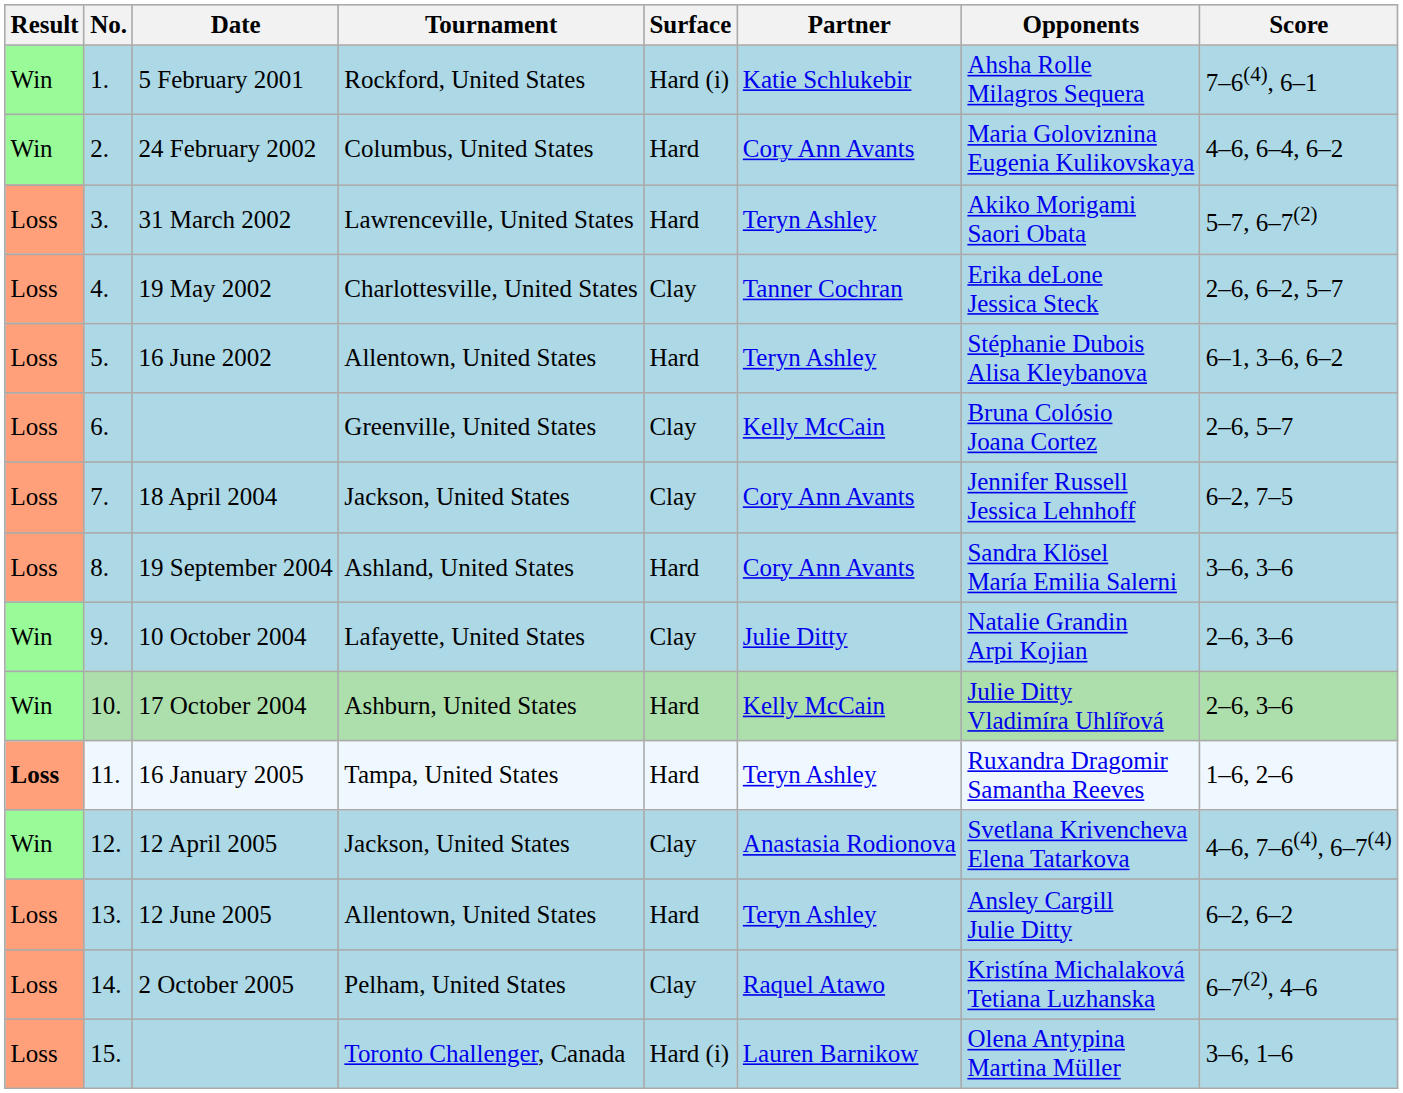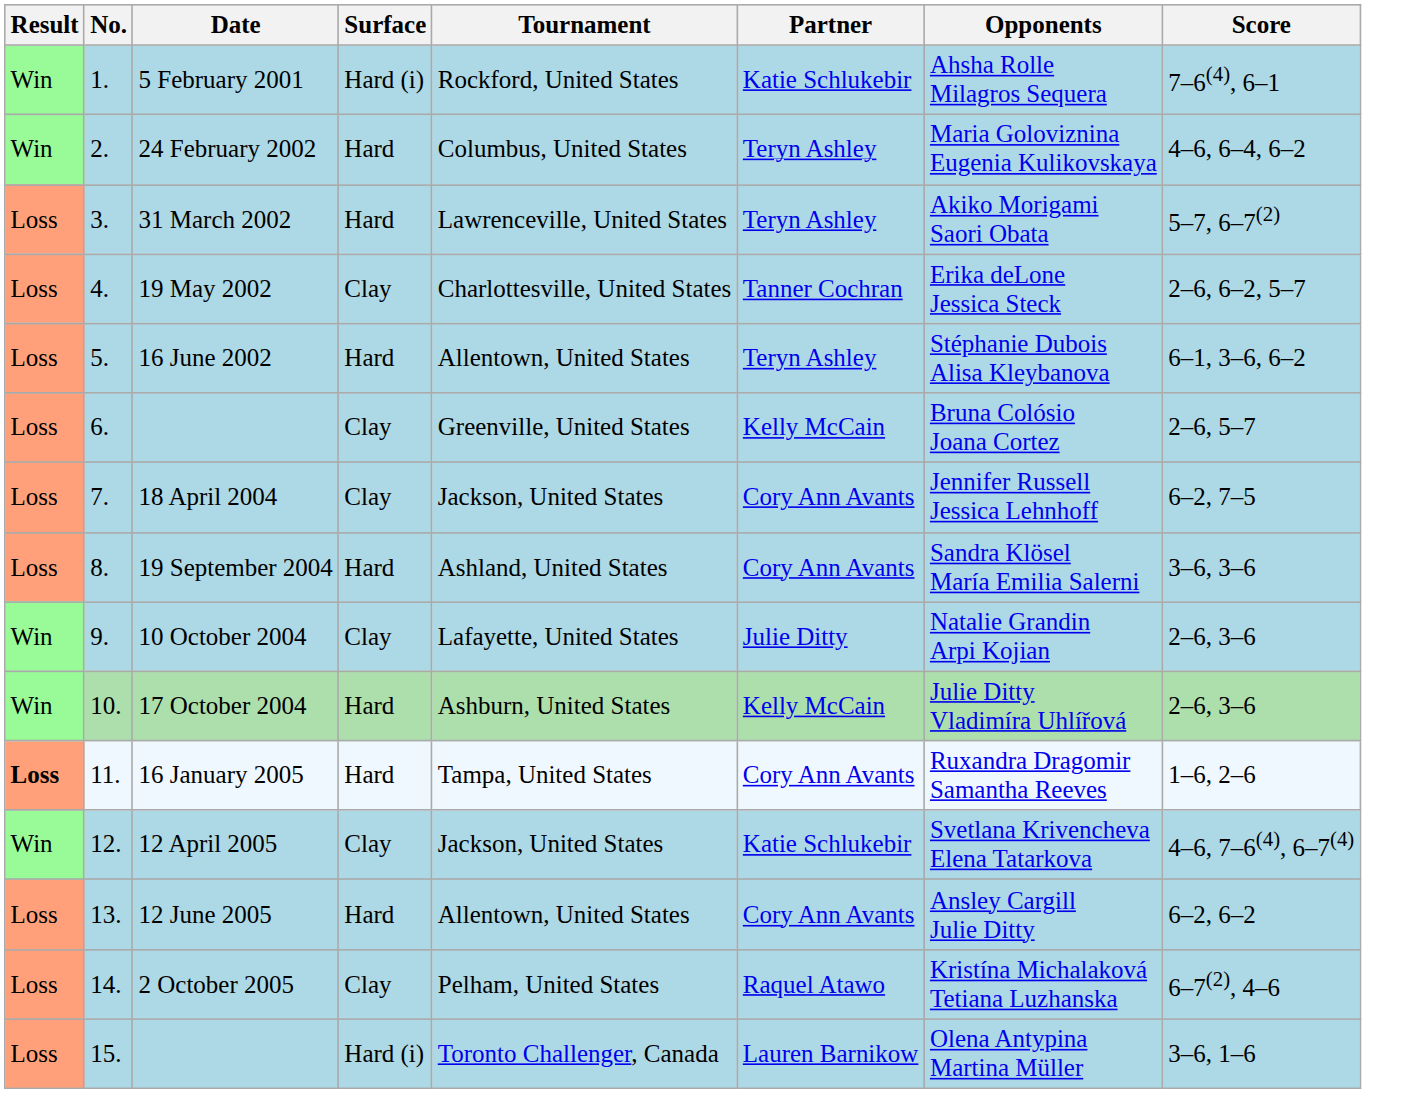columns swapped: (491, 24) <-> (690, 24)
(829, 148) Cory Ann Avants -> (810, 148) Teryn Ashley
(810, 774) Teryn Ashley -> (829, 774) Cory Ann Avants
(849, 844) Anastasia Rodionova -> (827, 844) Katie Schlukebir
(810, 913) Teryn Ashley -> (829, 913) Cory Ann Avants
